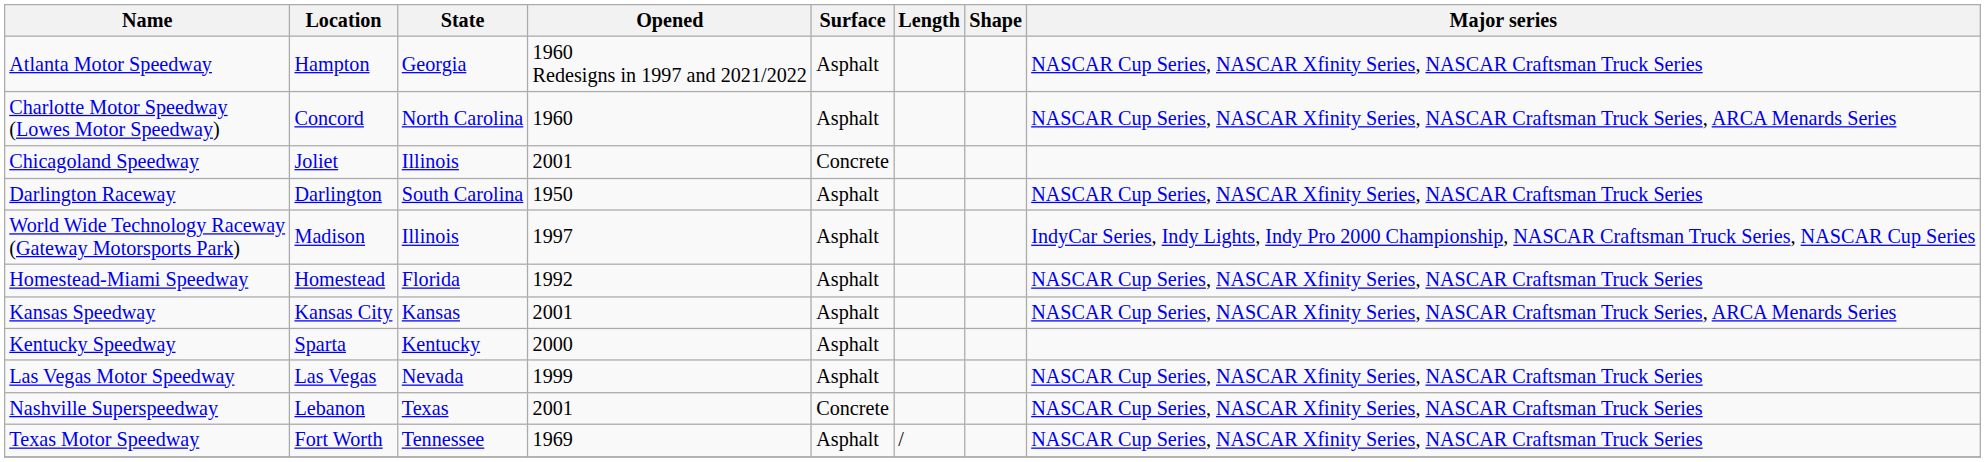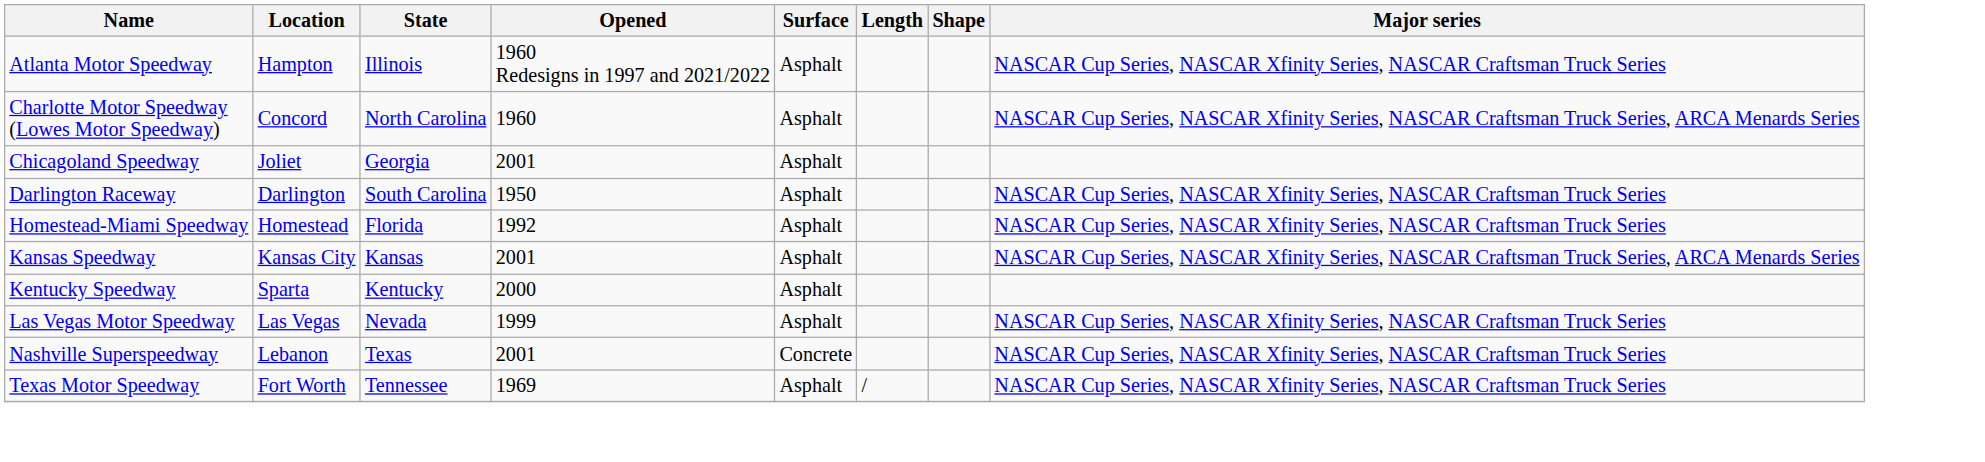(434, 63) Georgia -> (393, 63) Illinois
(430, 161) Illinois -> (397, 161) Georgia
(853, 161) Concrete -> (811, 161) Asphalt
- row: (147, 237)
